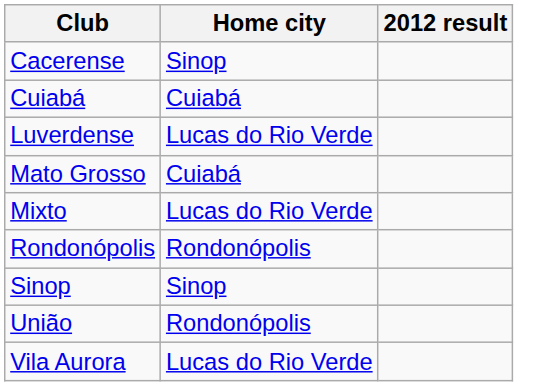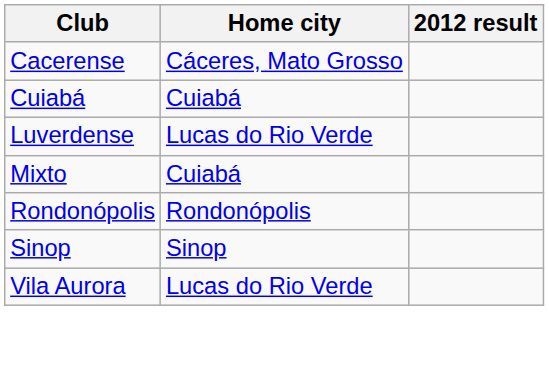(196, 60) Sinop -> (284, 60) Cáceres, Mato Grosso
- row: (78, 173)
(269, 211) Lucas do Rio Verde -> (203, 173) Cuiabá
- row: (41, 323)
